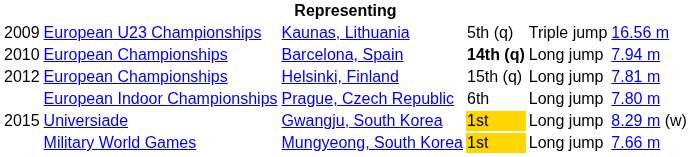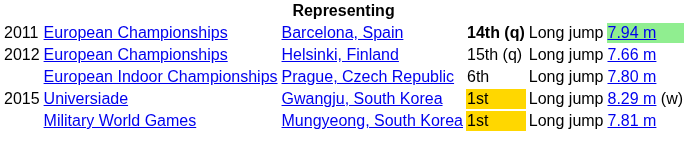- row: (346, 32)
(22, 54) 2010 -> (21, 32) 2011
(636, 54) no background -> (632, 32) lightgreen background
(636, 76) 7.81 m -> (632, 54) 7.66 m
(636, 142) 7.66 m -> (632, 120) 7.81 m
